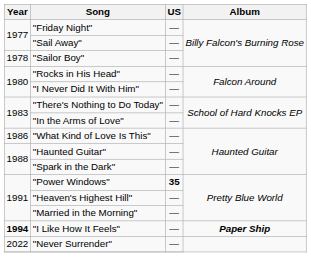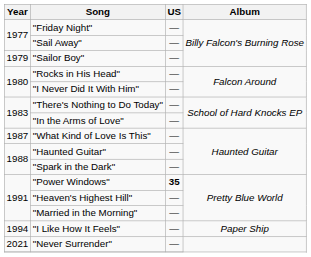(17, 58) 1978 -> (17, 58) 1979
(17, 136) 1986 -> (17, 136) 1987
(17, 228) bold -> (17, 228) normal
(245, 228) bold -> (245, 228) normal
(17, 244) 2022 -> (17, 244) 2021
